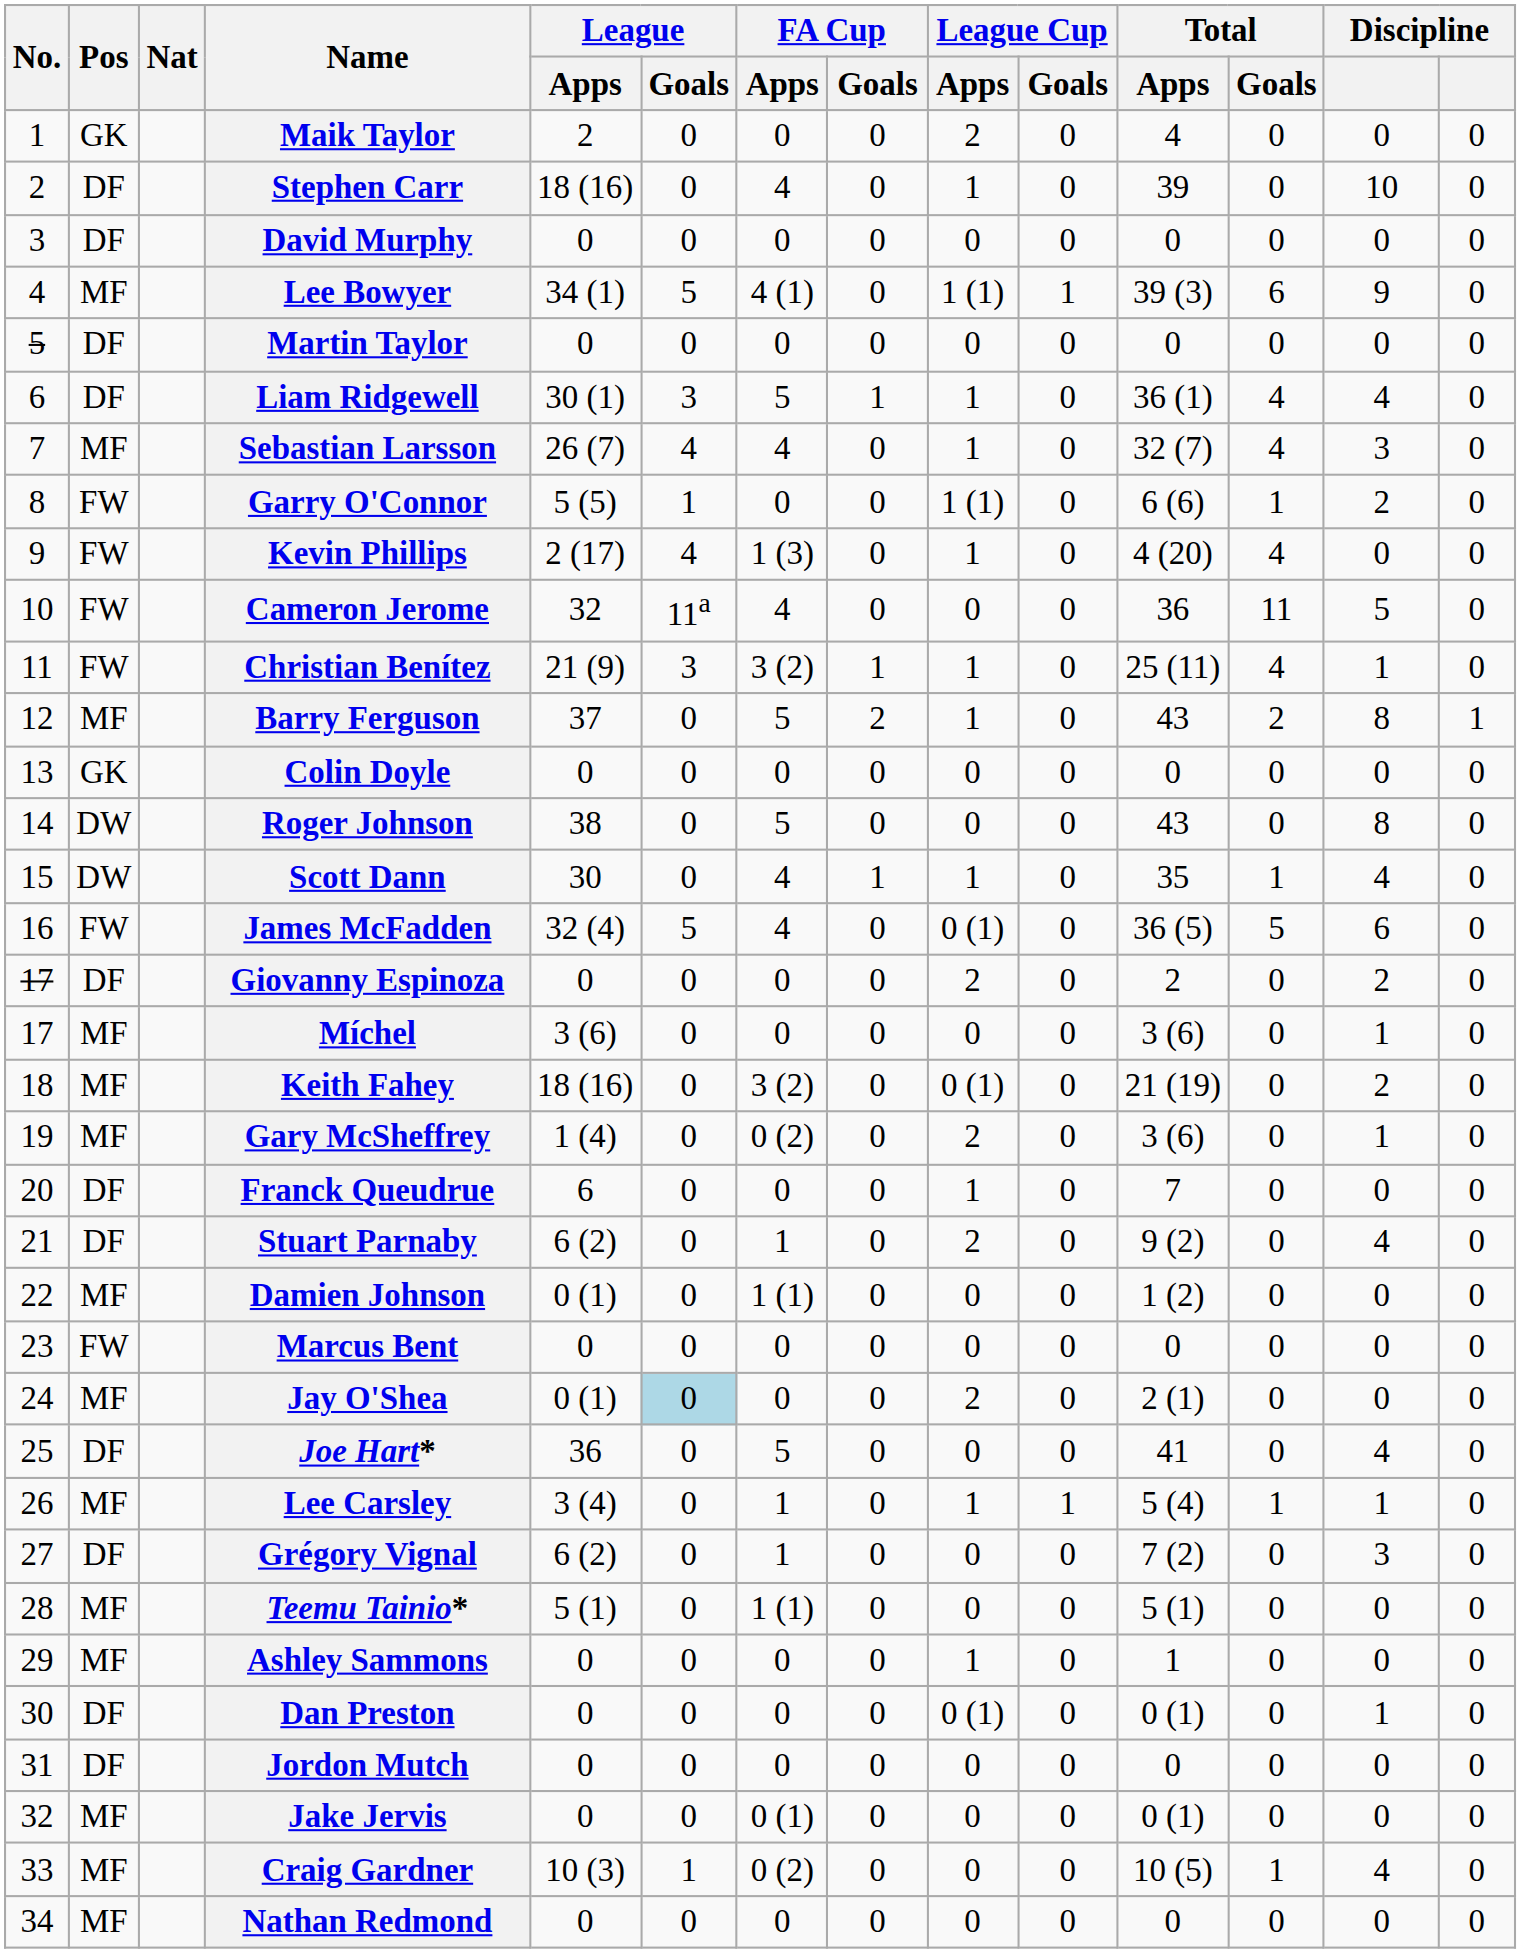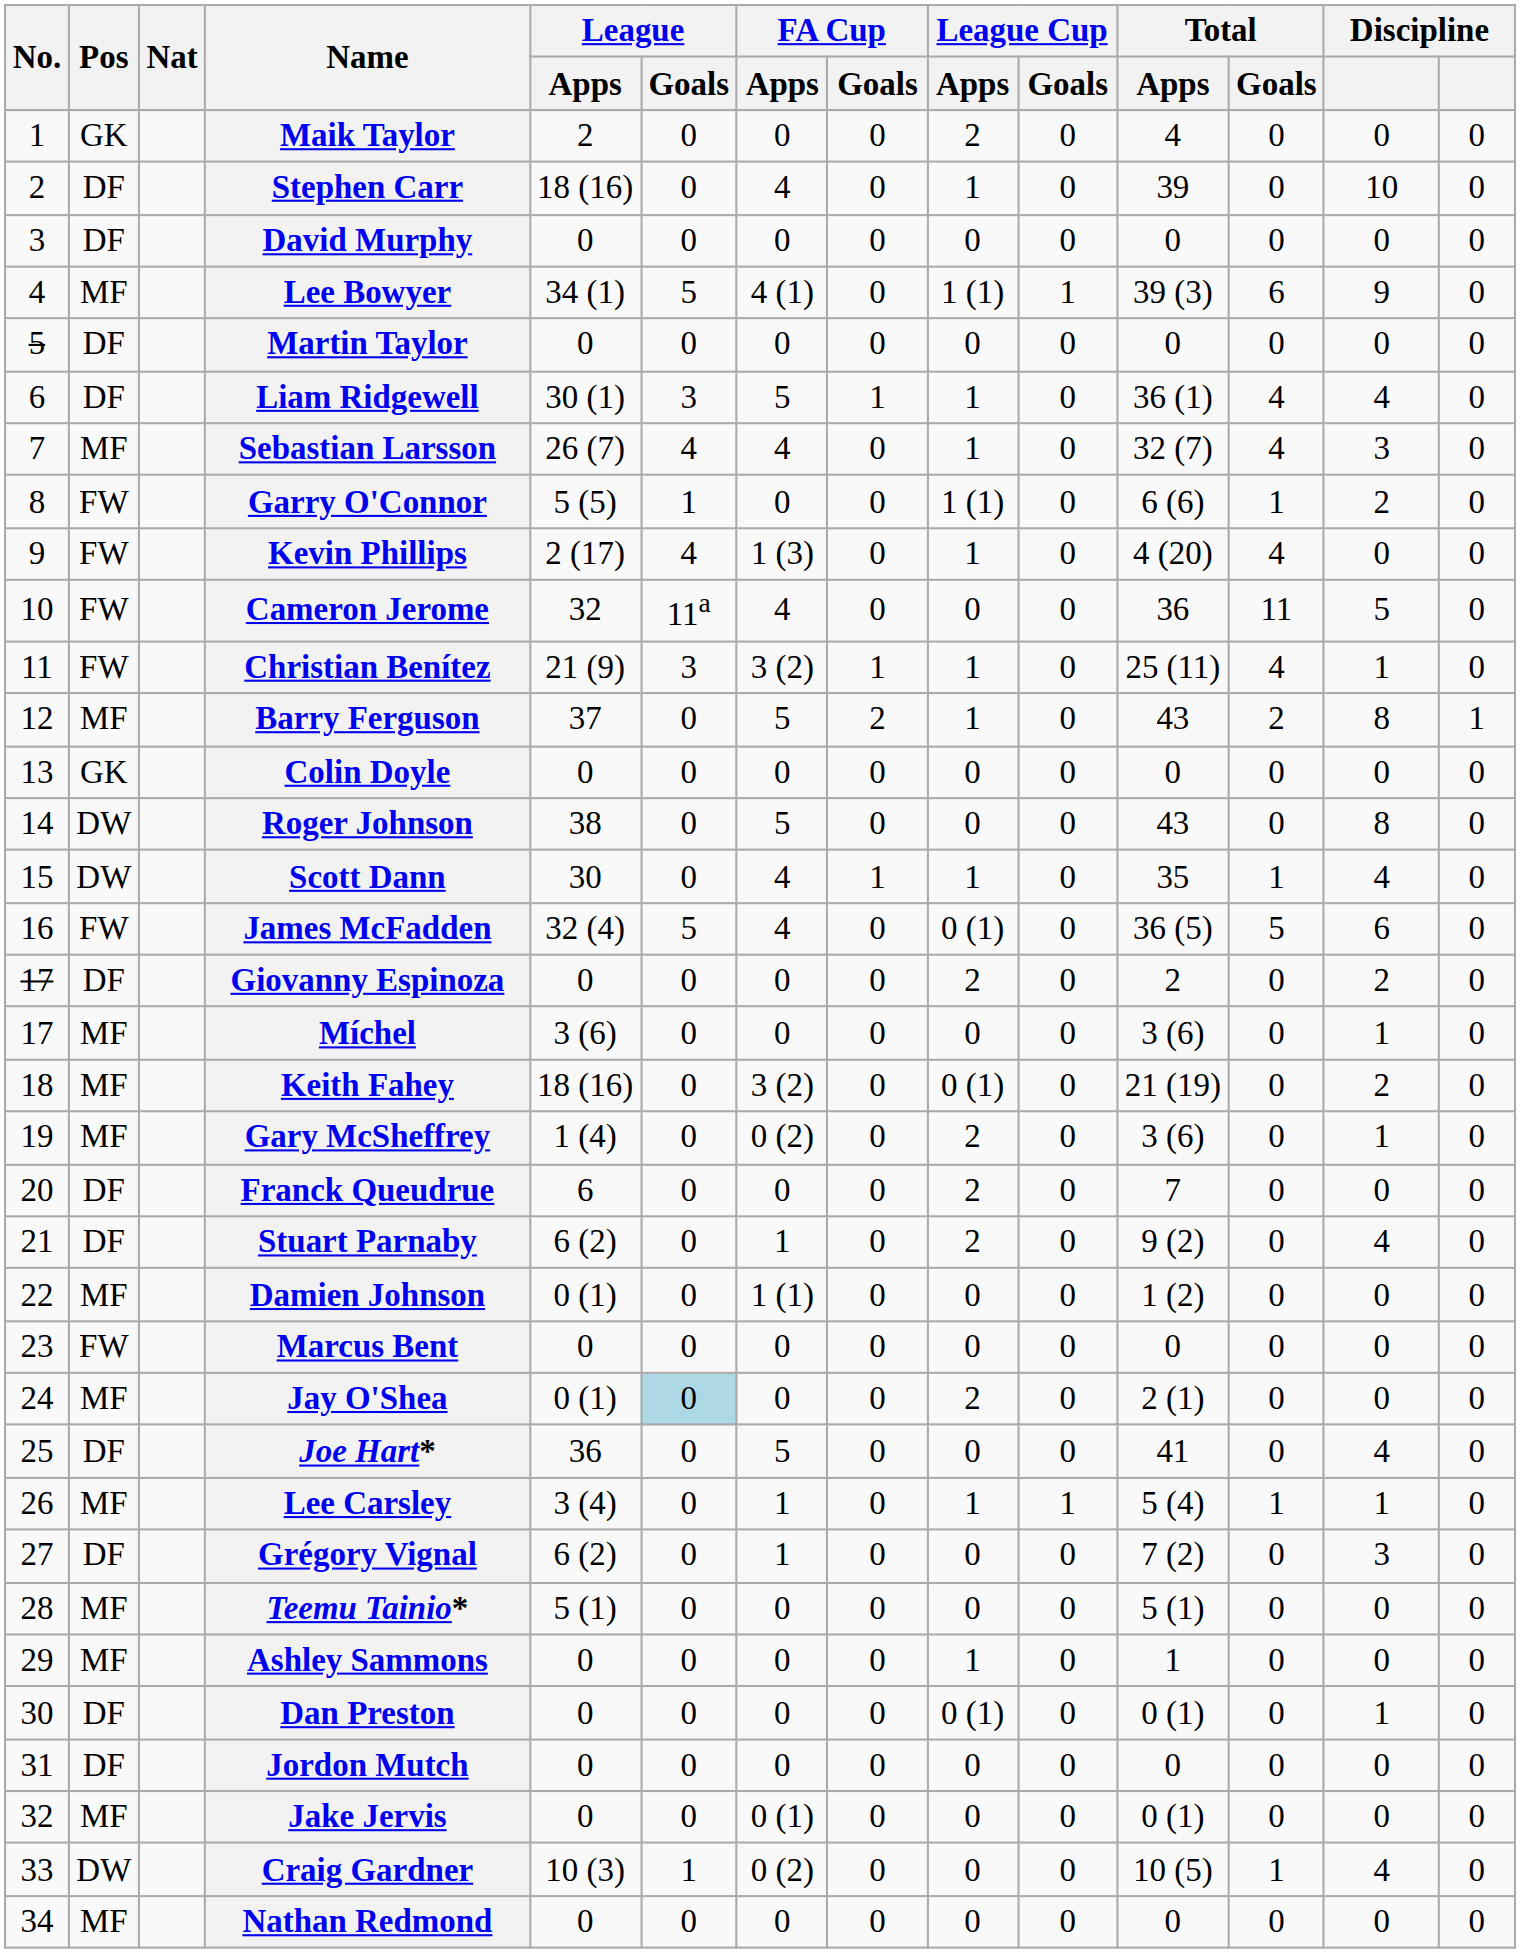(973, 1189) 1 -> (973, 1189) 2
(782, 1607) 1 (1) -> (782, 1607) 0
(104, 1869) MF -> (104, 1869) DW
